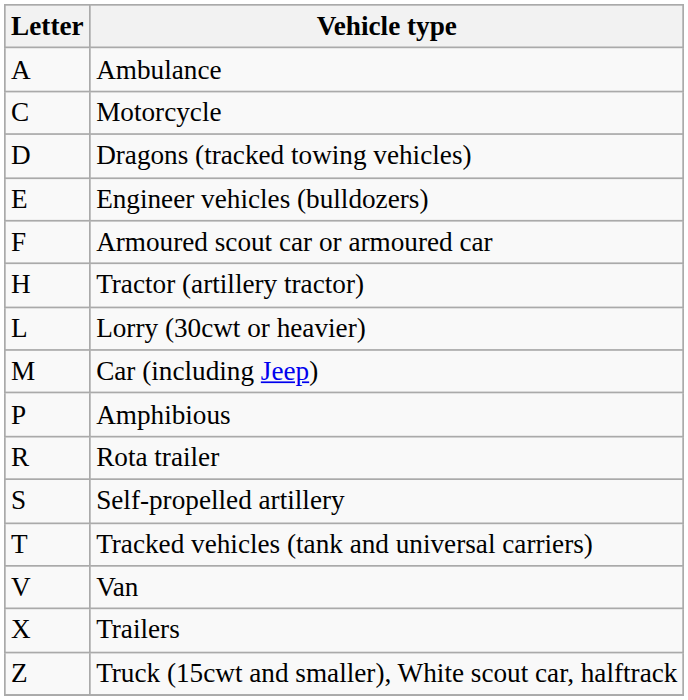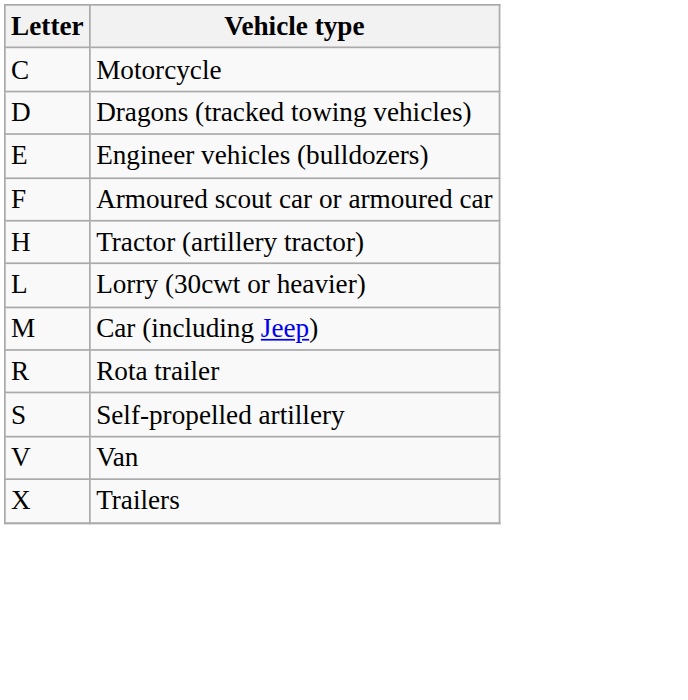- row: (159, 69)
- row: (163, 414)
- row: (345, 543)
- row: (387, 673)
